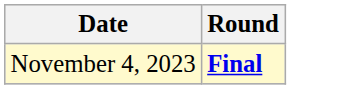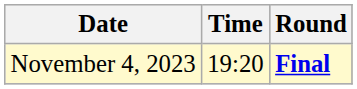+ column: (235, 24)
